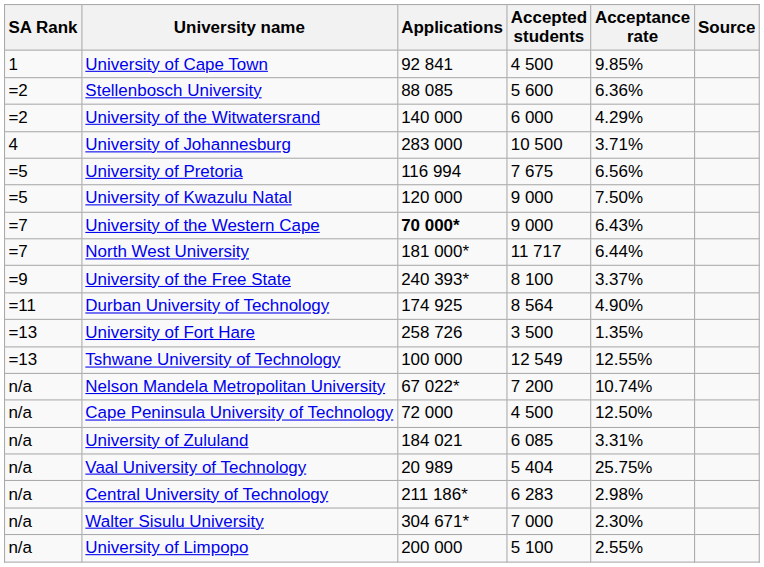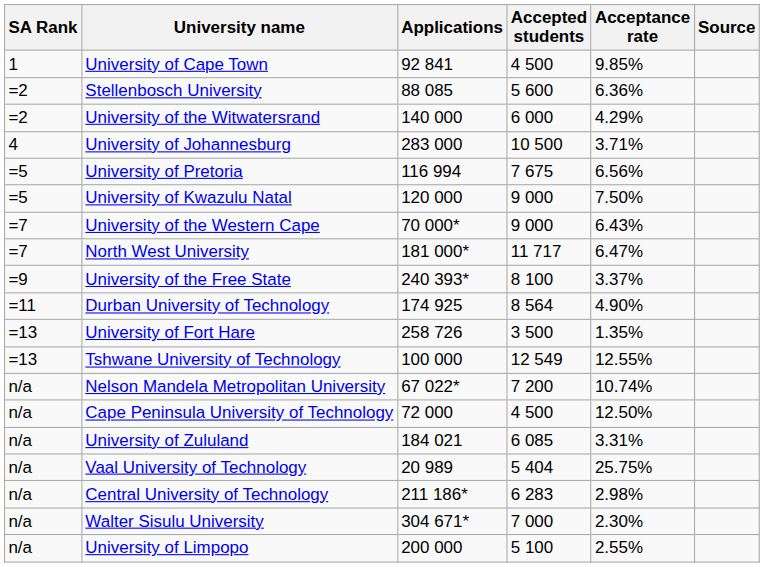(430, 225) bold -> (430, 225) normal
(619, 252) 6.44% -> (619, 252) 6.47%
